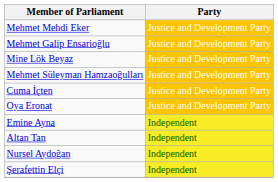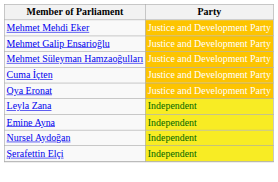- row: (40, 59)
+ row: (29, 106)
- row: (26, 138)
